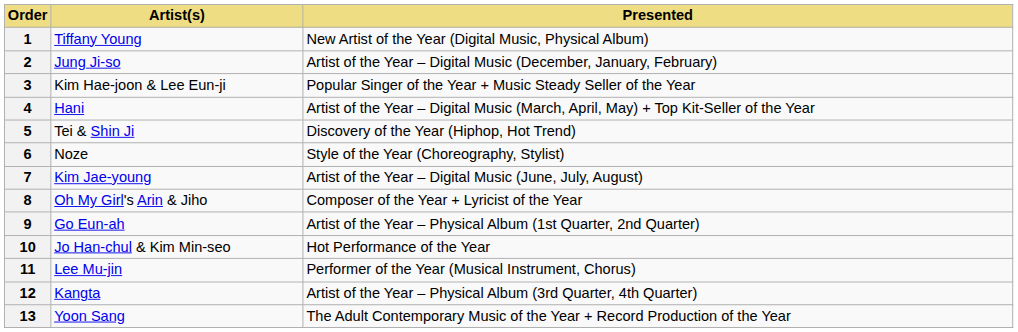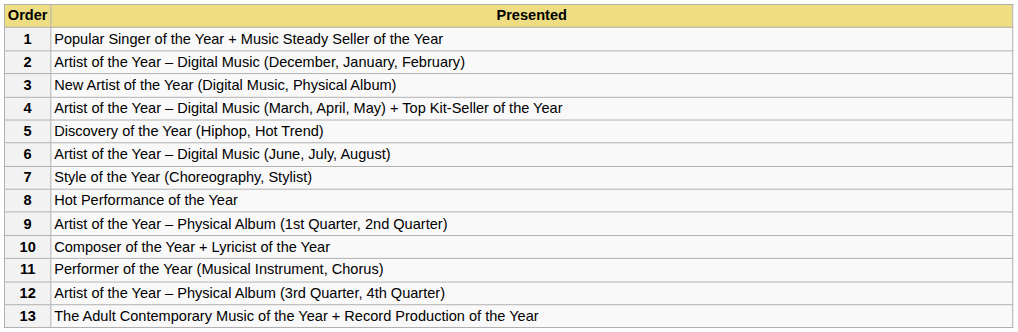- column: (177, 16)
(478, 39) New Artist of the Year (Digital Music, Physical Album) -> (249, 39) Popular Singer of the Year + Music Steady Seller of the Year
(501, 85) Popular Singer of the Year + Music Steady Seller of the Year -> (225, 85) New Artist of the Year (Digital Music, Physical Album)
(435, 154) Style of the Year (Choreography, Stylist) -> (222, 154) Artist of the Year – Digital Music (June, July, August)
(475, 177) Artist of the Year – Digital Music (June, July, August) -> (183, 177) Style of the Year (Choreography, Stylist)
(444, 200) Composer of the Year + Lyricist of the Year -> (146, 200) Hot Performance of the Year
(398, 246) Hot Performance of the Year -> (192, 246) Composer of the Year + Lyricist of the Year
